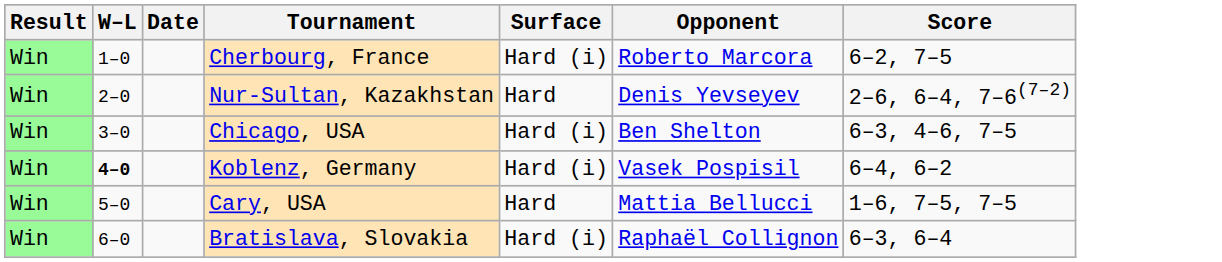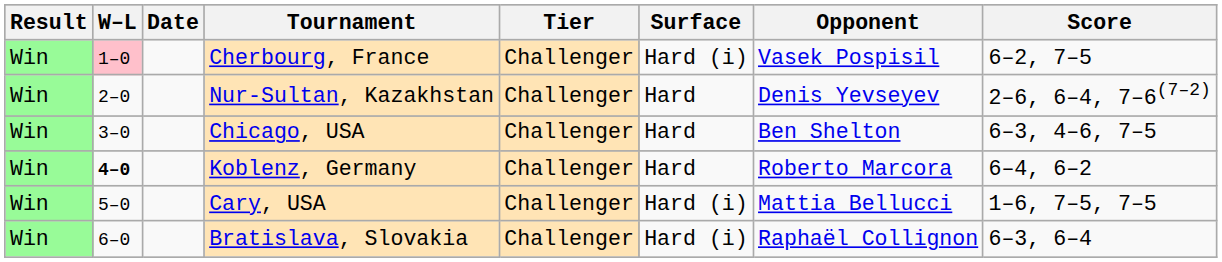+ column: (569, 22)
(114, 58) no background -> (114, 58) pink background
(715, 58) Roberto Marcora -> (849, 58) Vasek Pospisil
(556, 133) Hard (i) -> (670, 133) Hard
(556, 169) Hard (i) -> (670, 169) Hard
(709, 169) Vasek Pospisil -> (855, 169) Roberto Marcora
(530, 204) Hard -> (696, 204) Hard (i)
